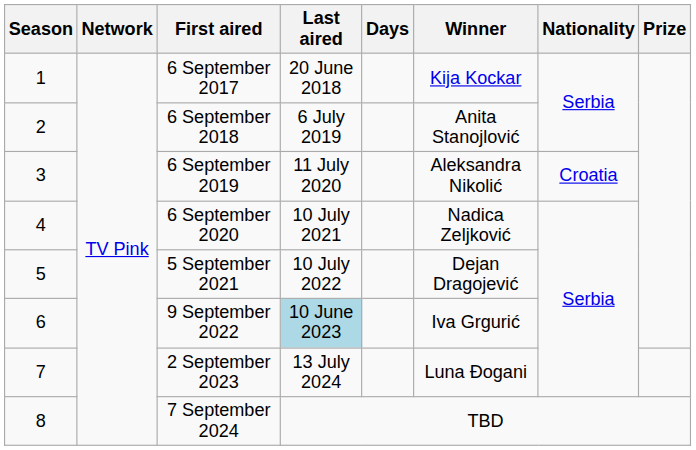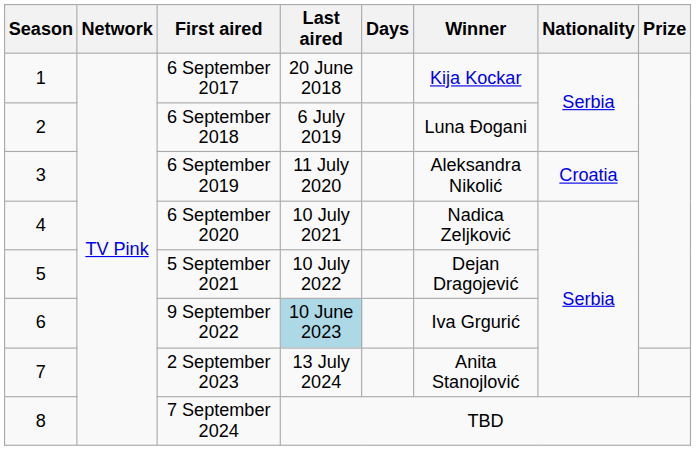(476, 127) Anita Stanojlović -> (476, 127) Luna Đogani
(476, 372) Luna Đogani -> (476, 372) Anita Stanojlović
